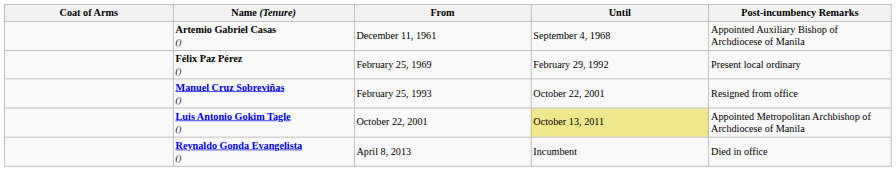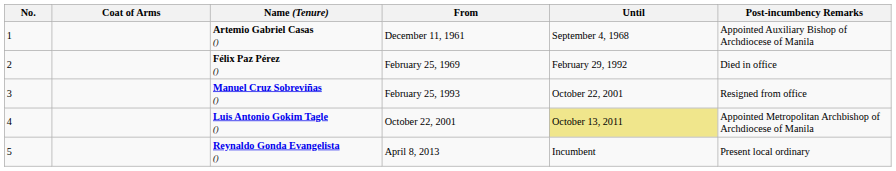+ column: (28, 13)
(756, 65) Present local ordinary -> (748, 65) Died in office
(739, 151) Died in office -> (765, 151) Present local ordinary
